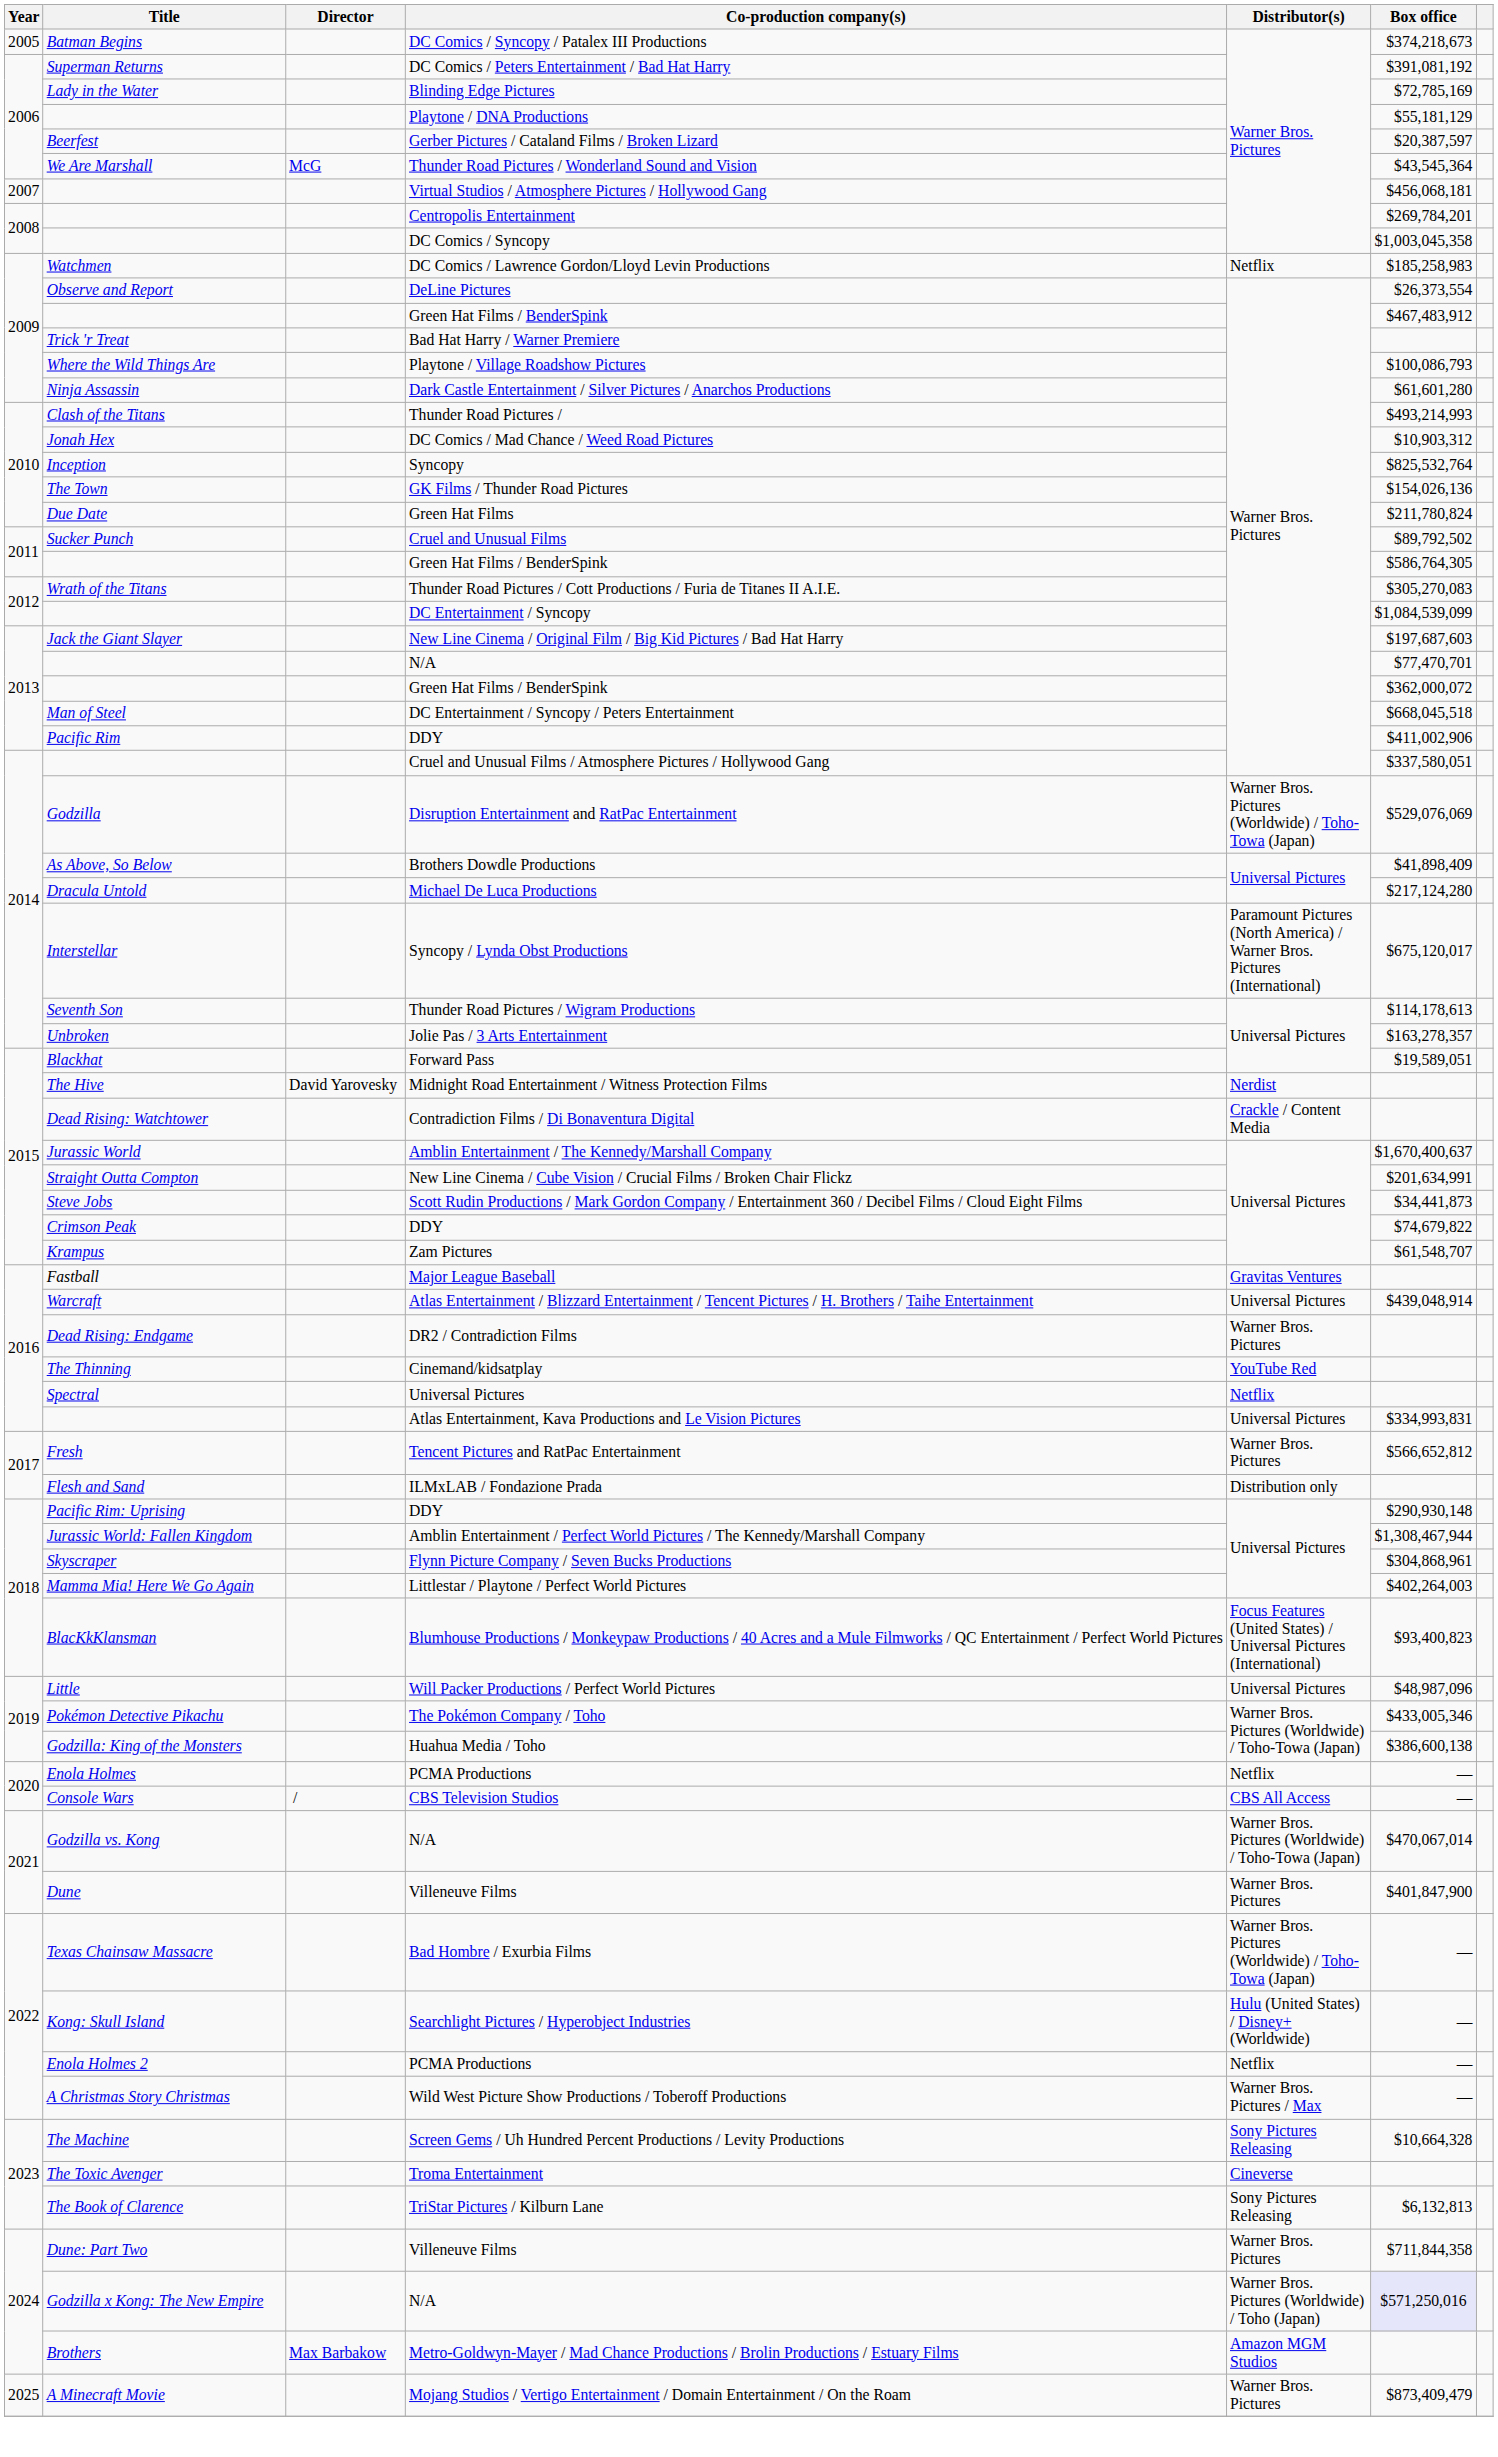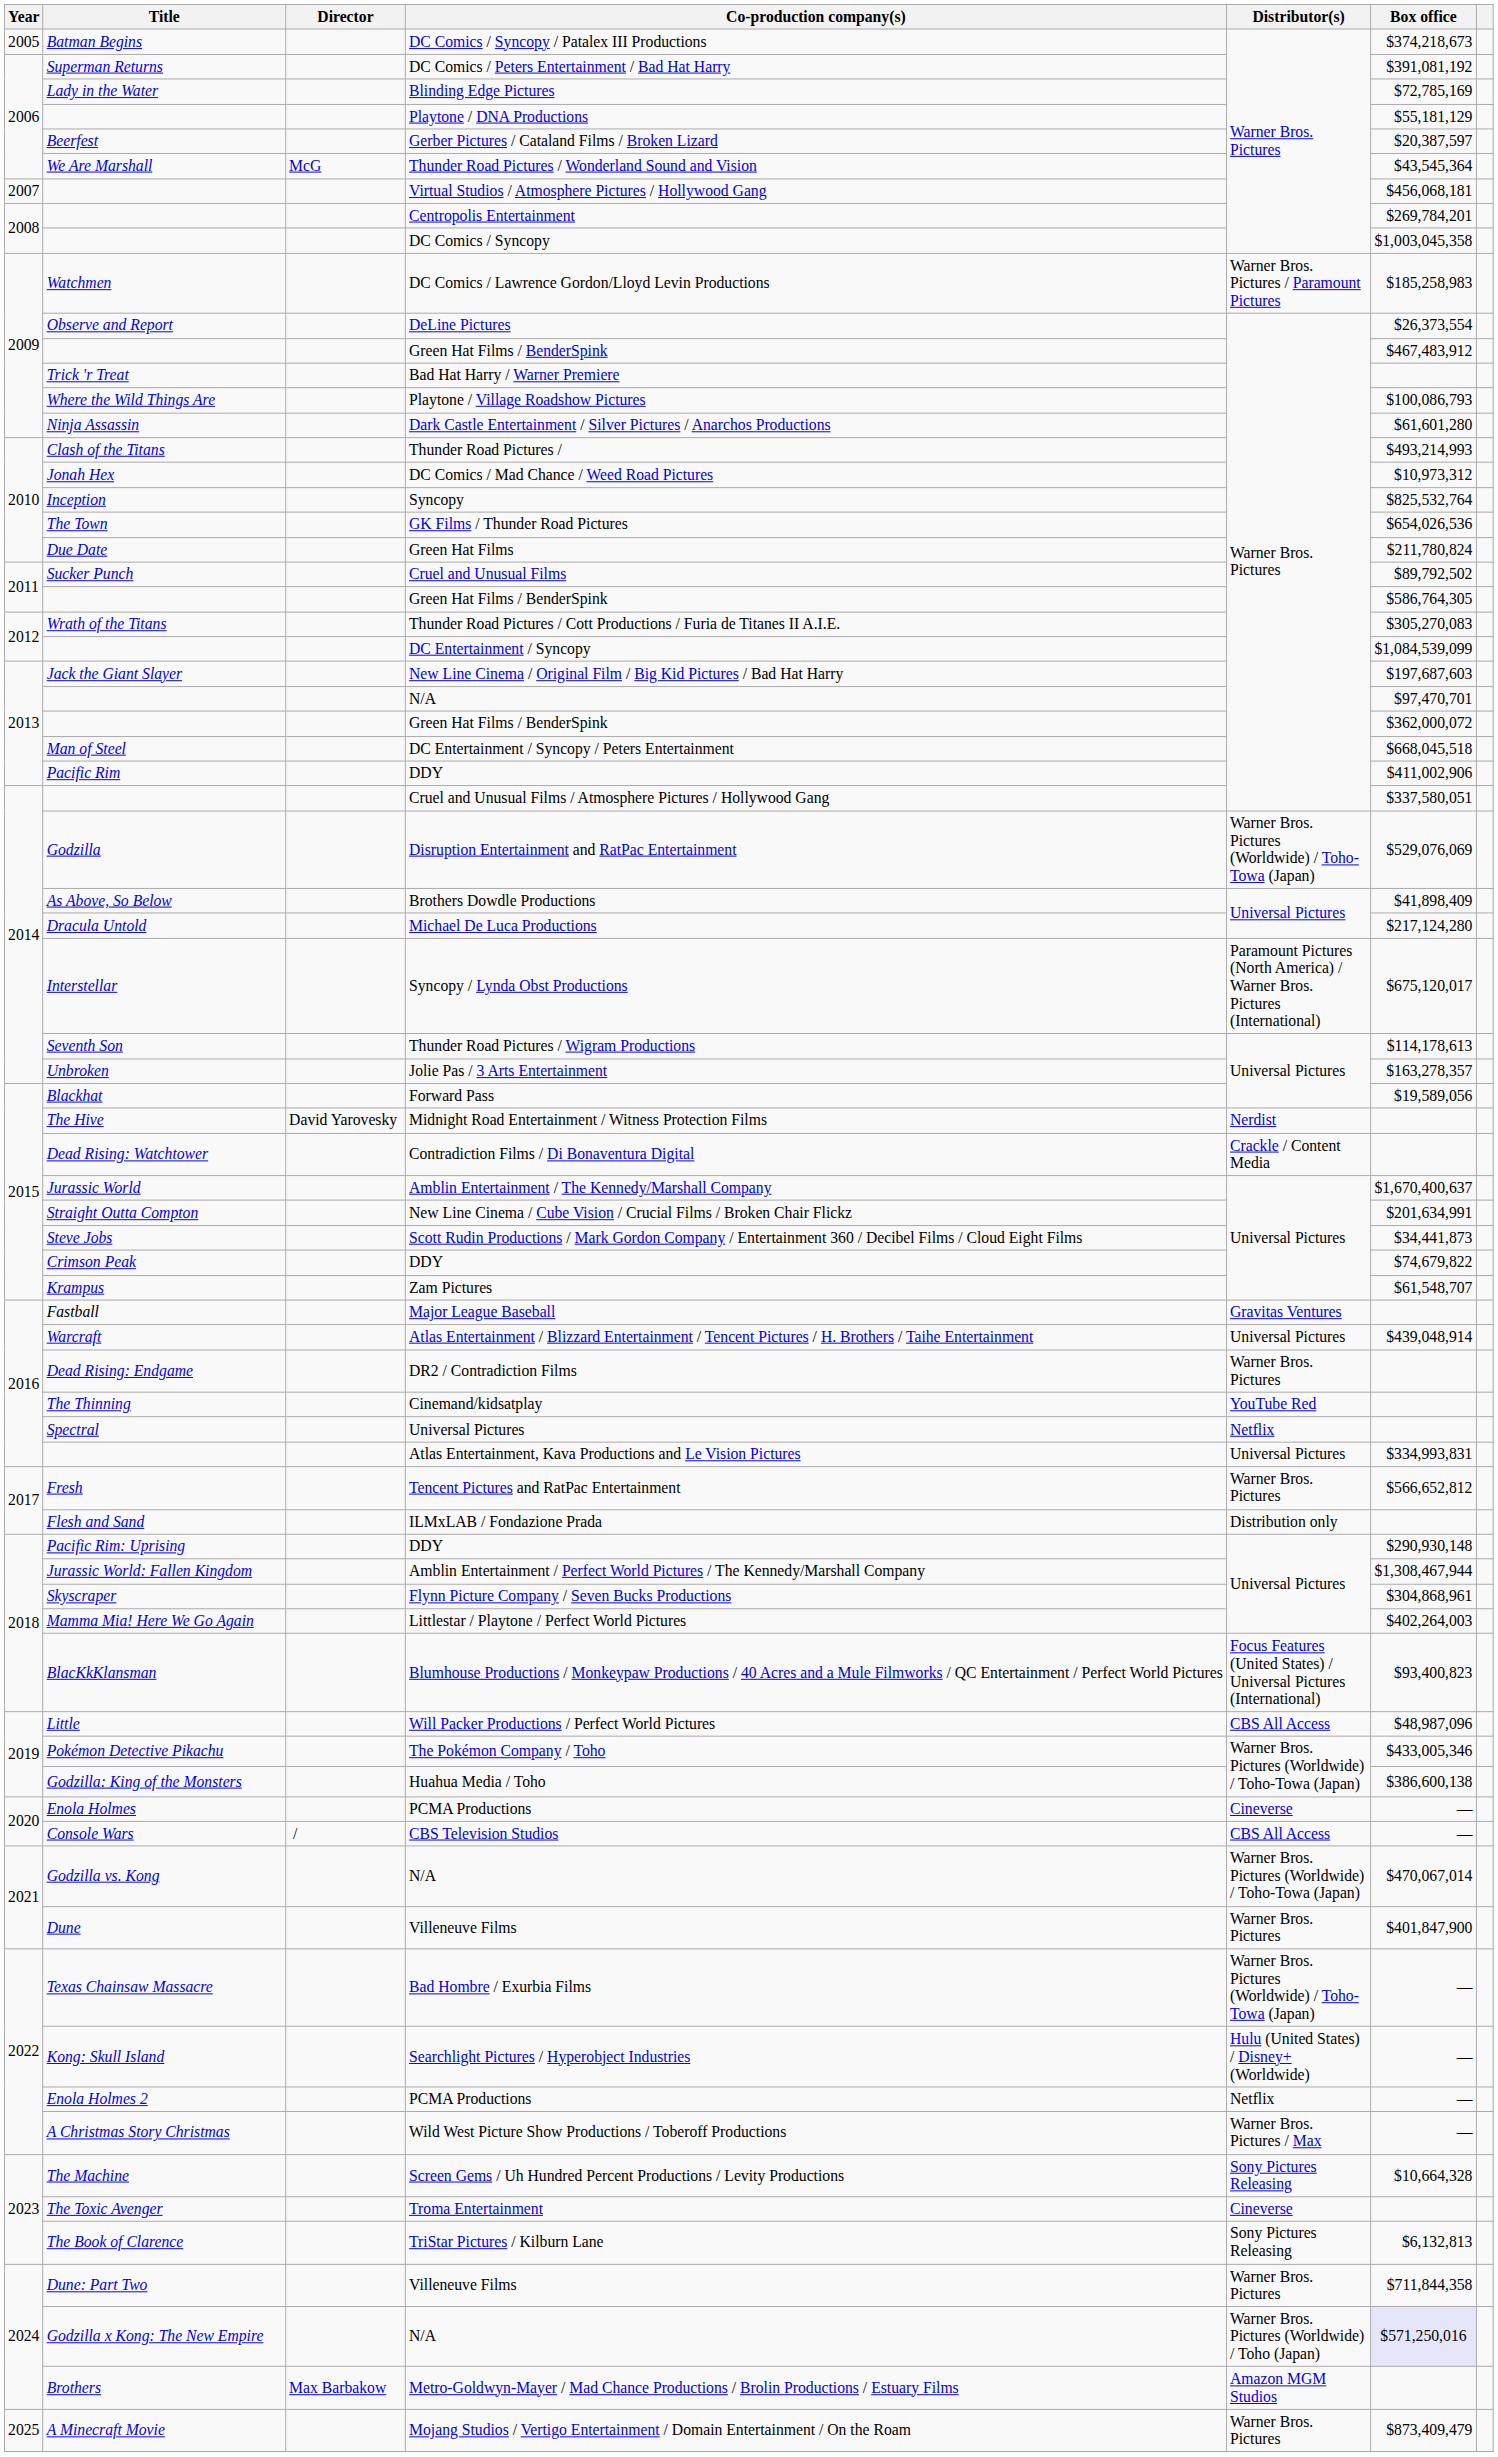(1252, 265) Netflix -> (1295, 283) Warner Bros. Pictures / Paramount Pictures
(1433, 439) $10,903,312 -> (1433, 474) $10,973,312
(1429, 489) $154,026,136 -> (1429, 524) $654,026,536
(1433, 663) $77,470,701 -> (1433, 698) $97,470,701
(1433, 1060) $19,589,051 -> (1433, 1095) $19,589,056
(1288, 1688) Universal Pictures -> (1280, 1723) CBS All Access
(1252, 1773) Netflix -> (1261, 1808) Cineverse
